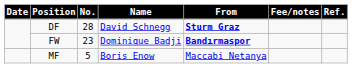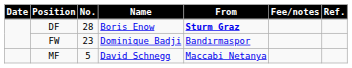(135, 26) David Schnegg -> (127, 26) Boris Enow
(218, 41) bold -> (218, 41) normal
(127, 56) Boris Enow -> (135, 56) David Schnegg
